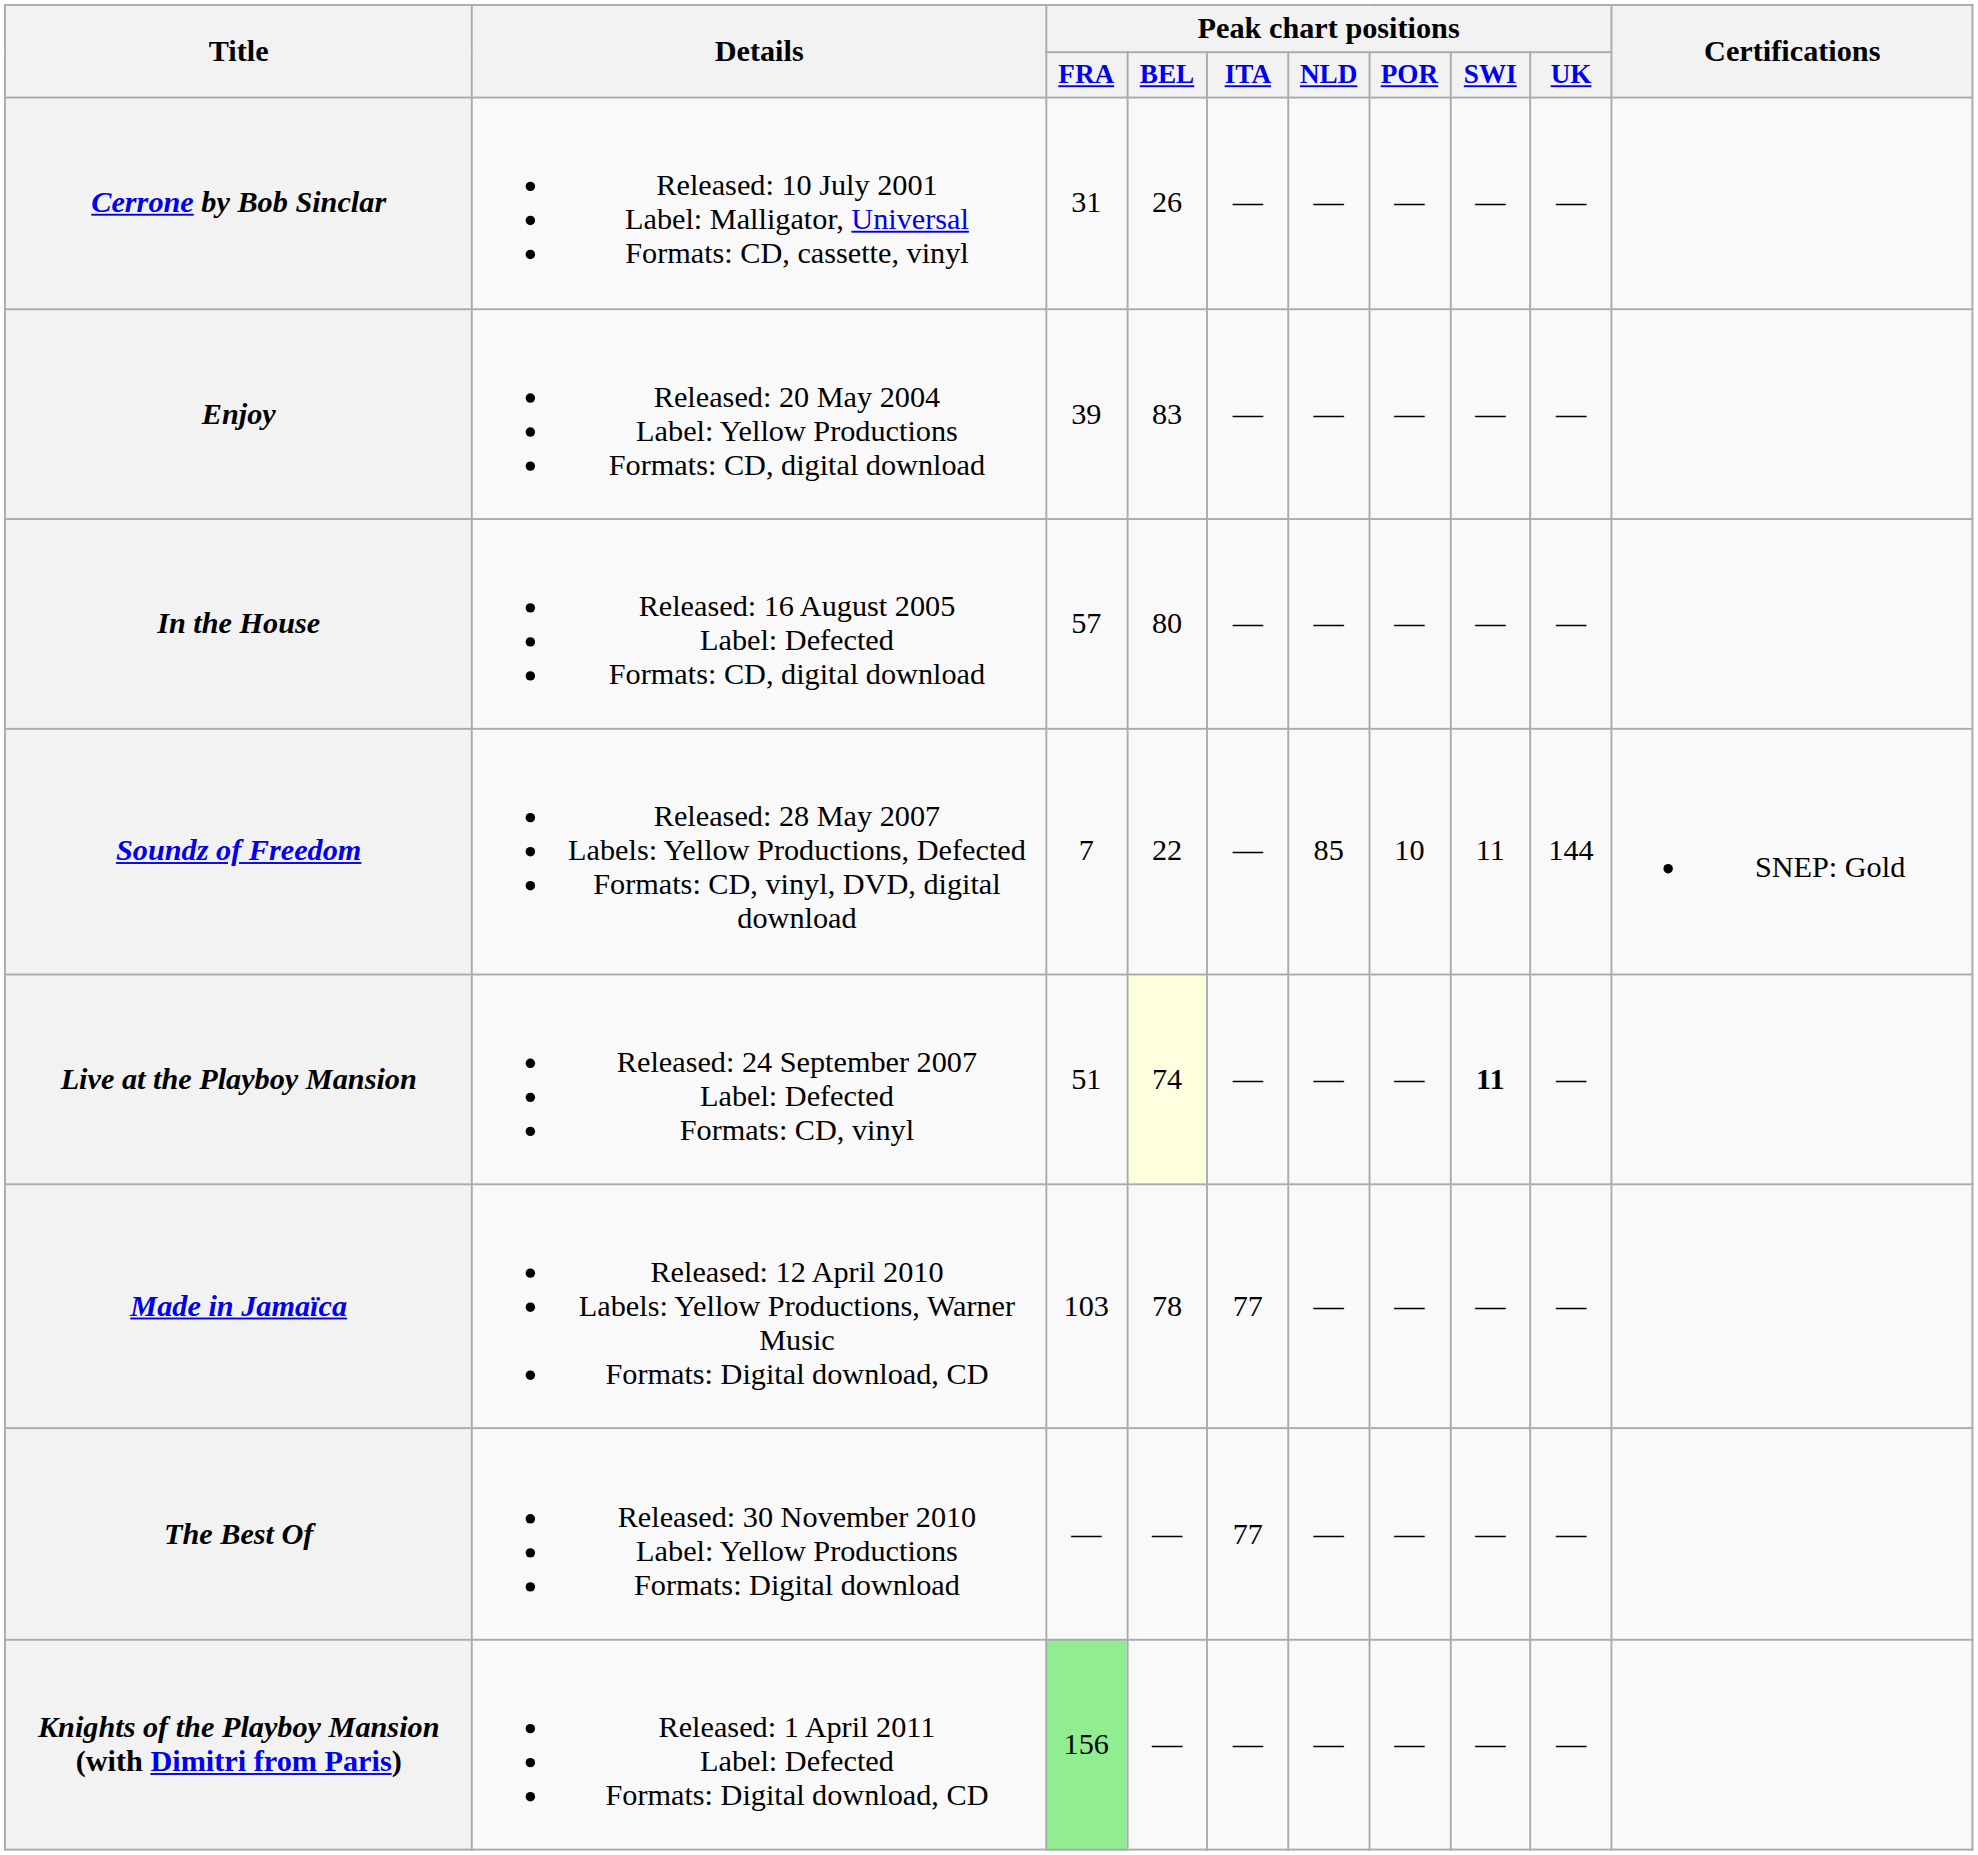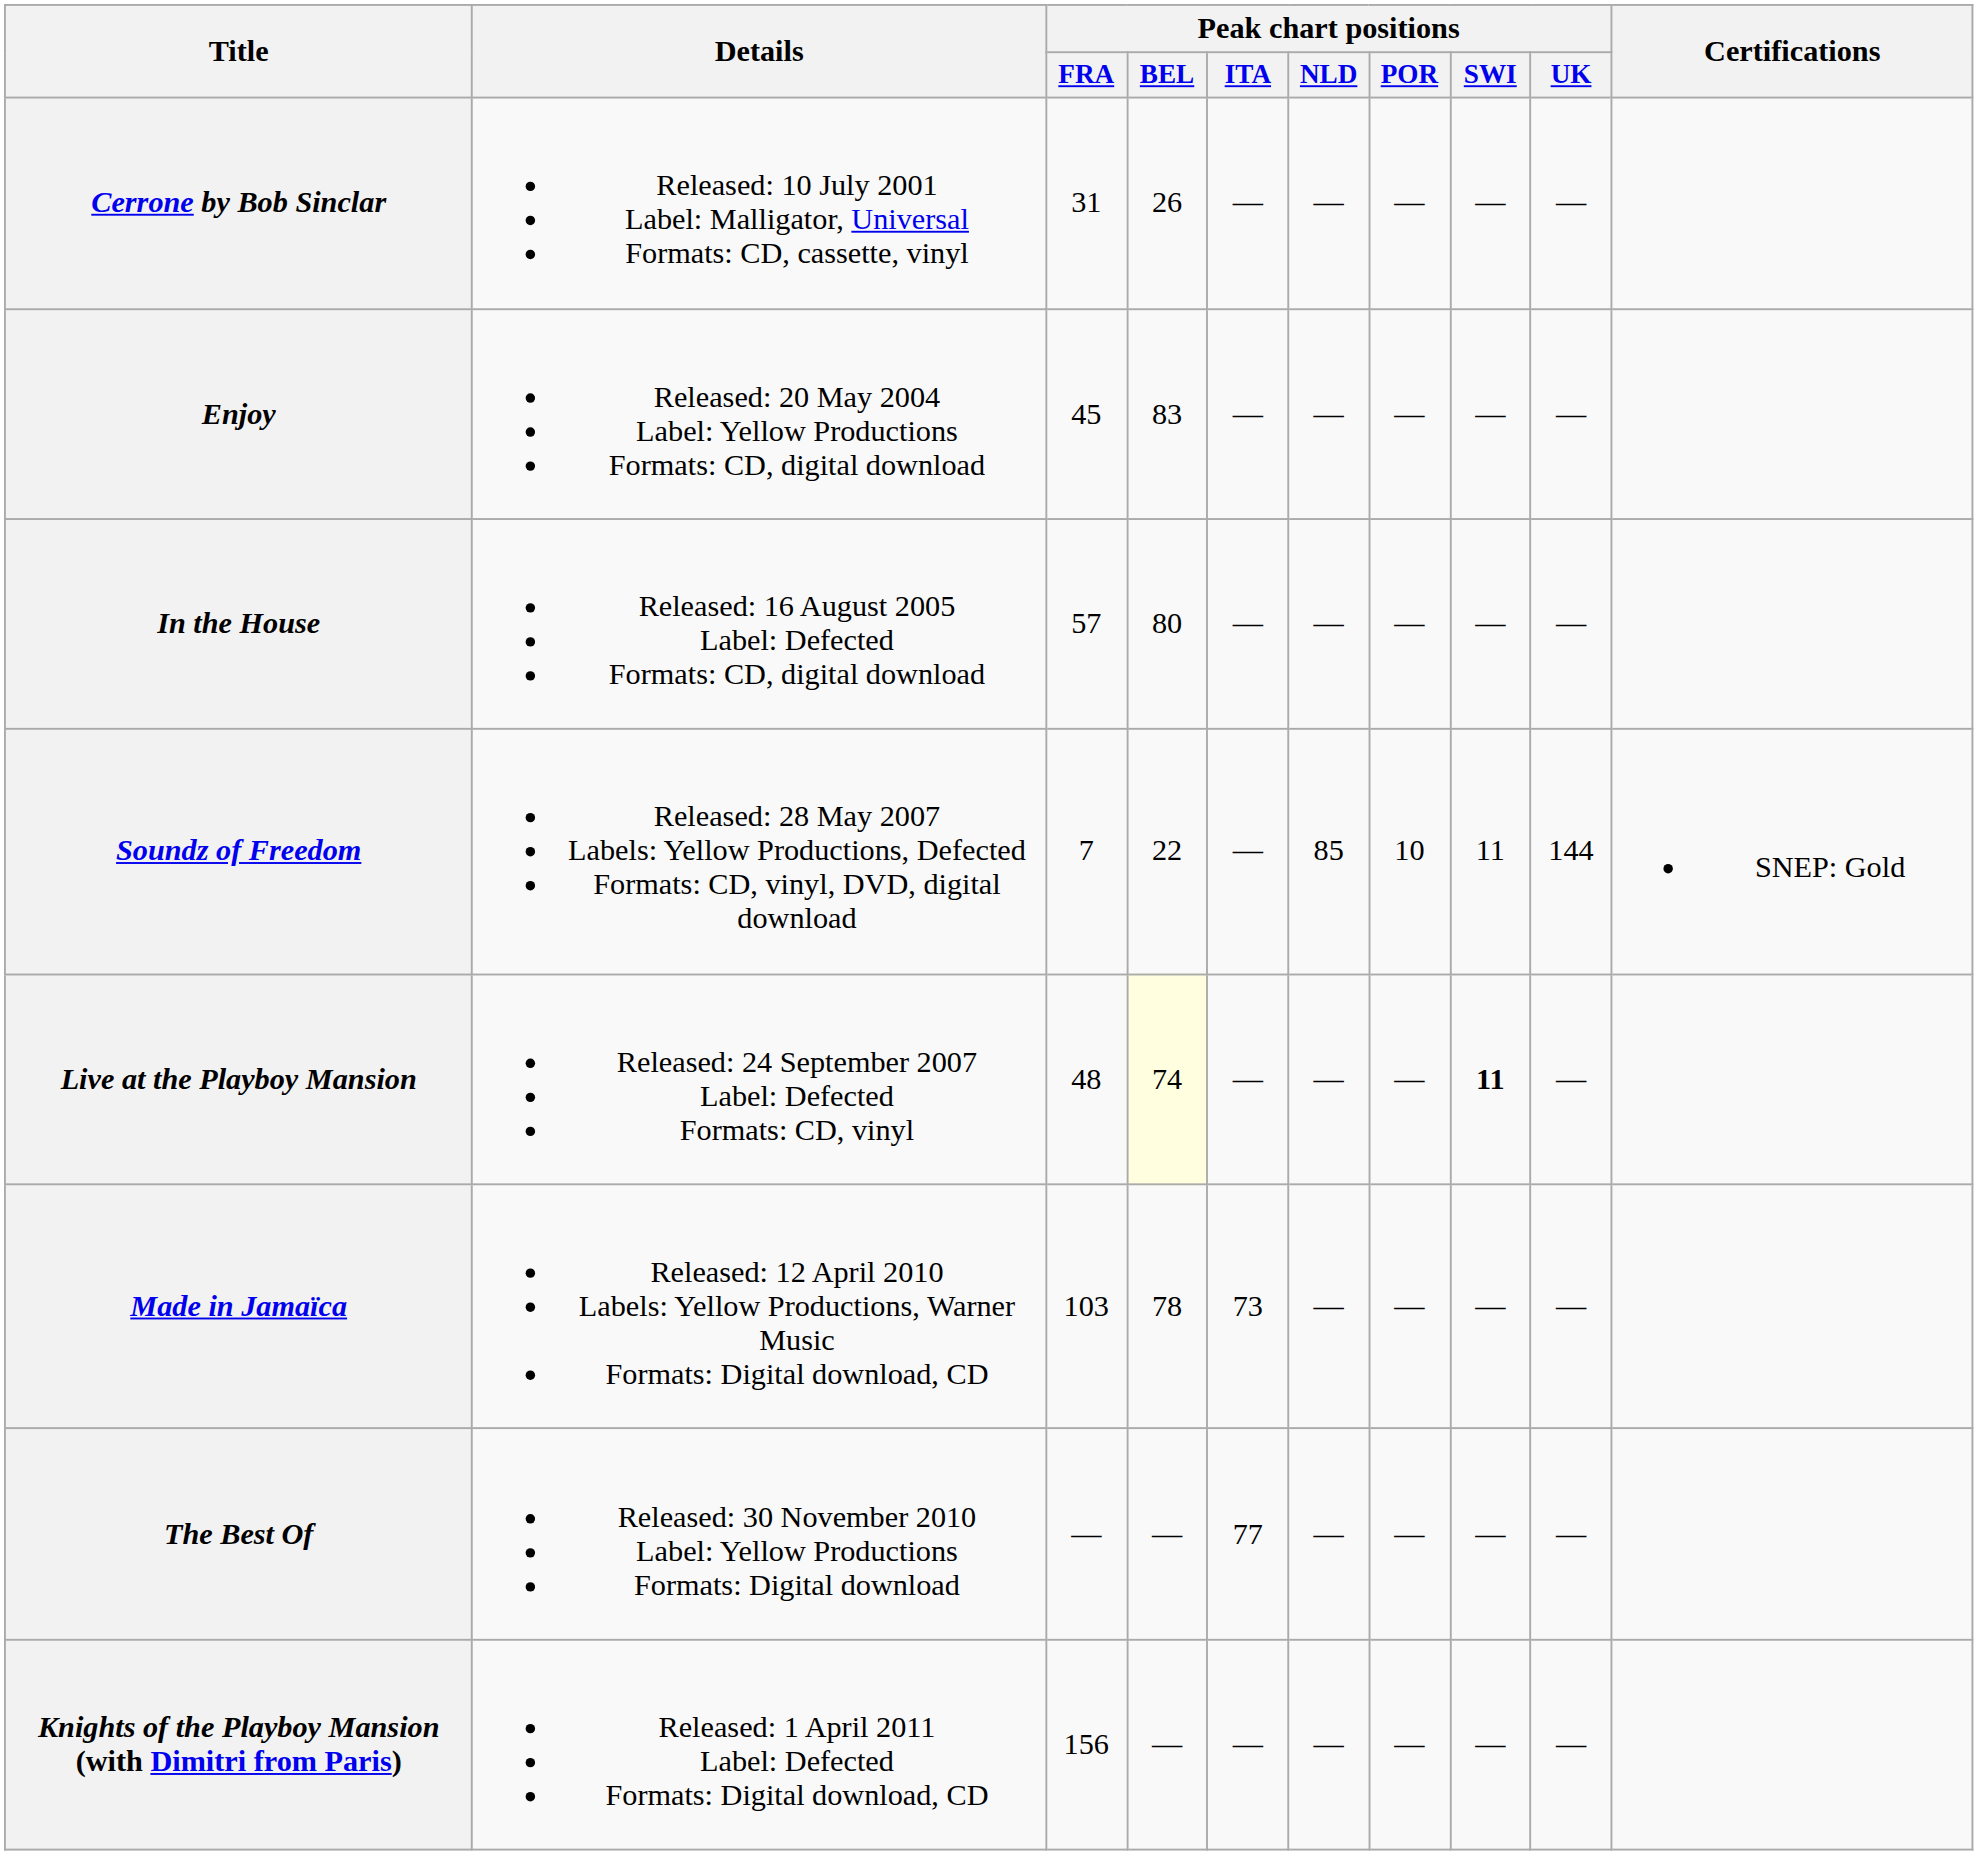(1086, 413) 39 -> (1086, 413) 45
(1086, 1078) 51 -> (1086, 1078) 48
(1248, 1306) 77 -> (1248, 1306) 73
(1086, 1744) lightgreen background -> (1086, 1744) no background
